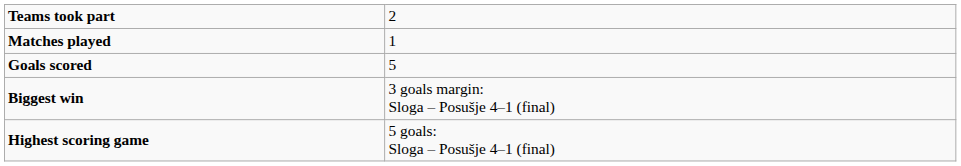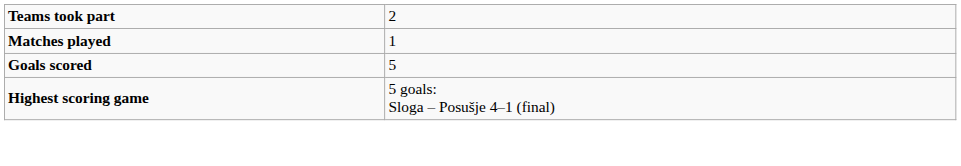- row: (46, 98)
